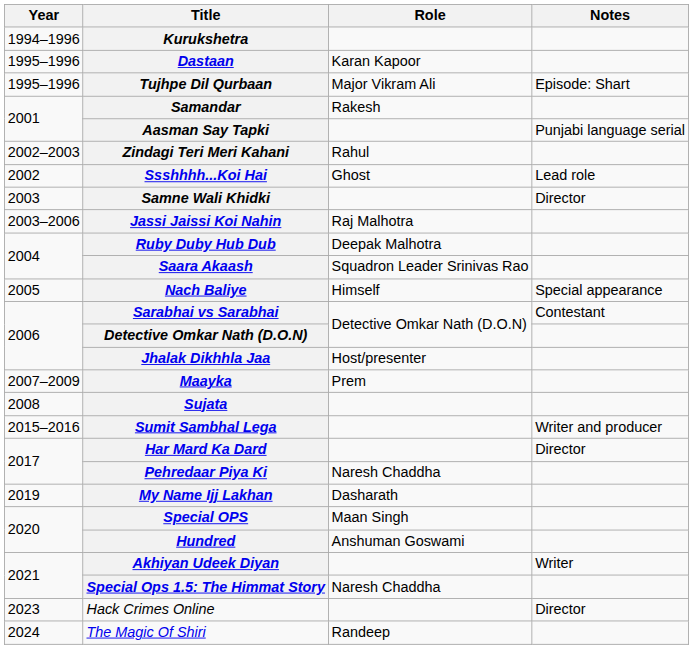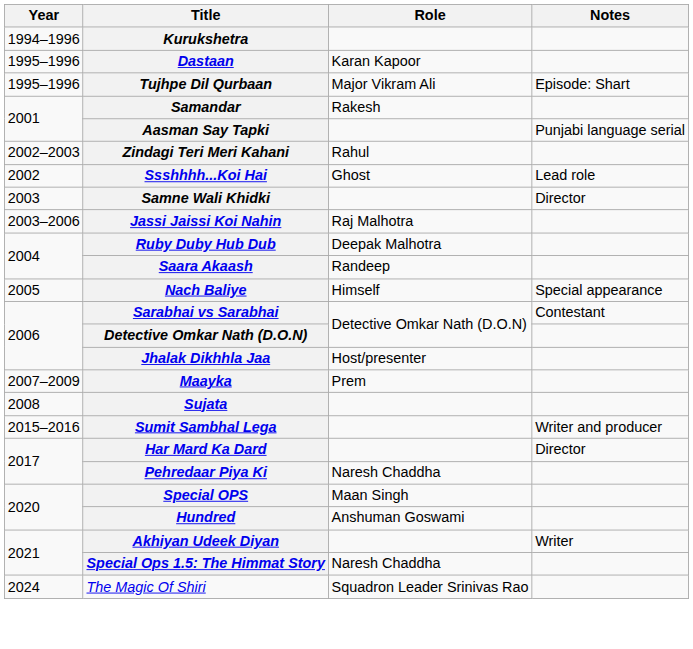(430, 267) Squadron Leader Srinivas Rao -> (361, 267) Randeep
- row: (206, 495)
- row: (151, 609)
(361, 632) Randeep -> (430, 586) Squadron Leader Srinivas Rao
